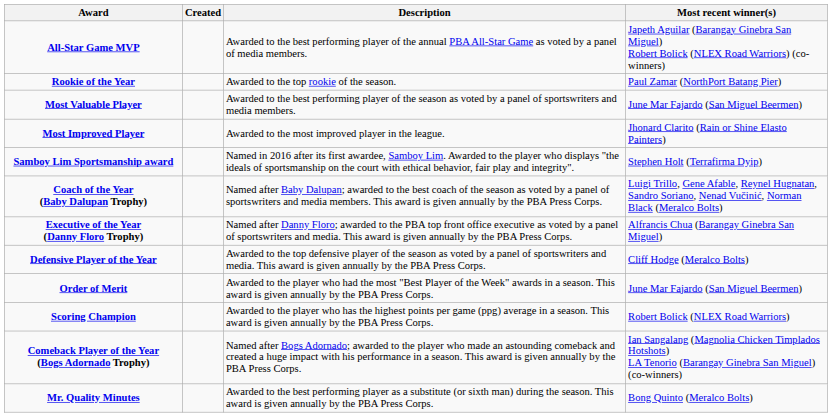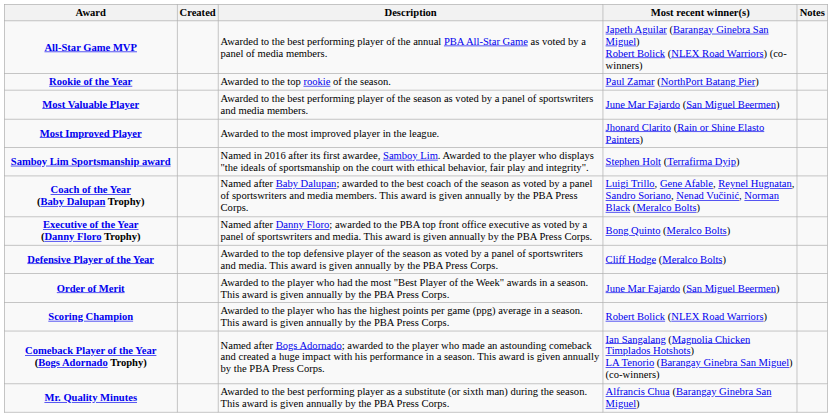+ column: (812, 12)
(711, 231) Alfrancis Chua (Barangay Ginebra San Miguel) -> (668, 231) Bong Quinto (Meralco Bolts)
(690, 397) Bong Quinto (Meralco Bolts) -> (689, 397) Alfrancis Chua (Barangay Ginebra San Miguel)
